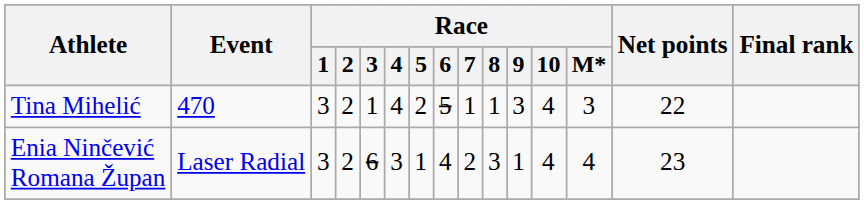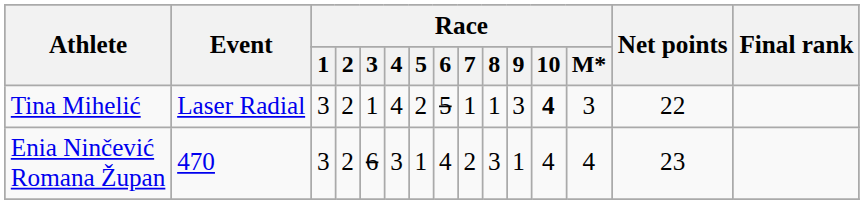(196, 106) 470 -> (241, 106) Laser Radial
(548, 106) normal -> (548, 106) bold
(241, 162) Laser Radial -> (196, 162) 470
